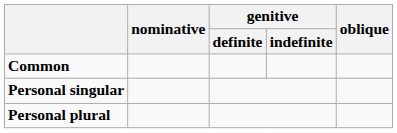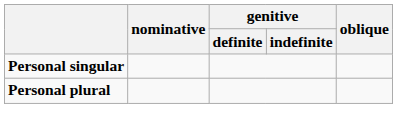- row: (39, 66)
